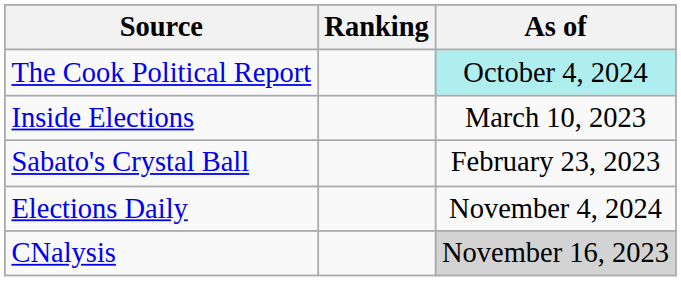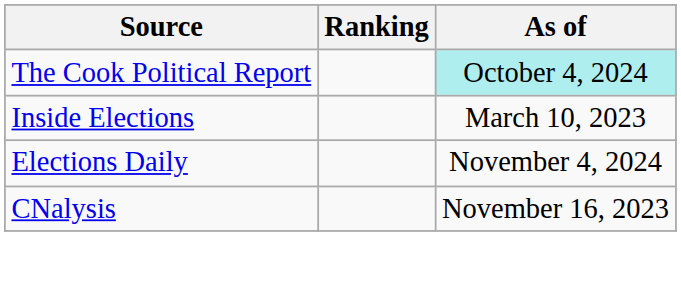- row: (130, 162)
(555, 252) lightgrey background -> (555, 207) no background
